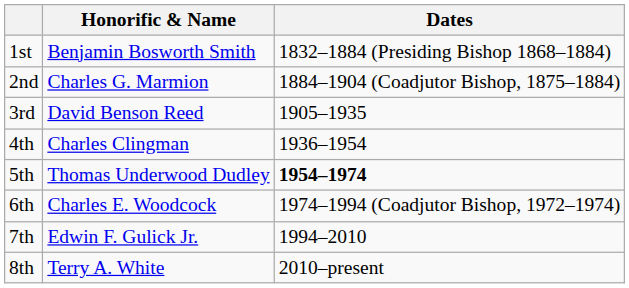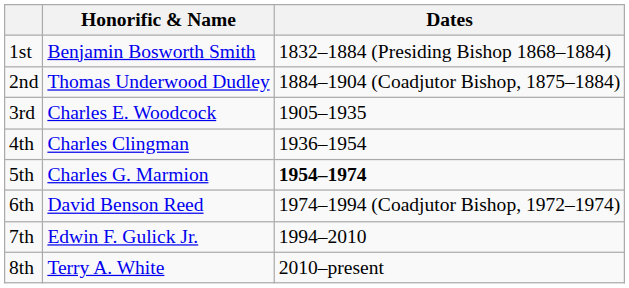(128, 81) Charles G. Marmion -> (159, 81) Thomas Underwood Dudley
(125, 112) David Benson Reed -> (132, 112) Charles E. Woodcock
(159, 174) Thomas Underwood Dudley -> (128, 174) Charles G. Marmion
(132, 205) Charles E. Woodcock -> (125, 205) David Benson Reed
